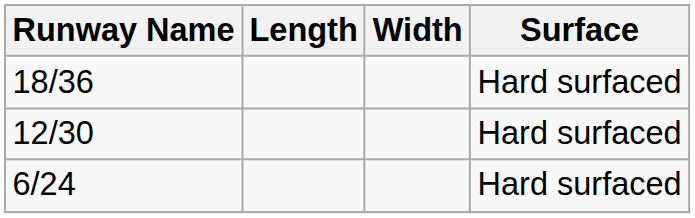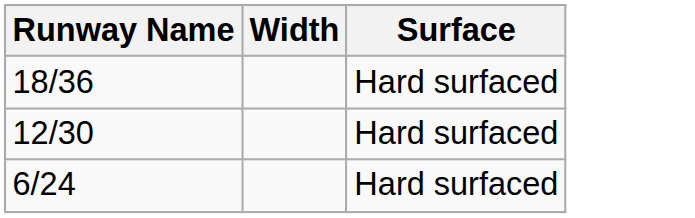- column: (304, 30)
